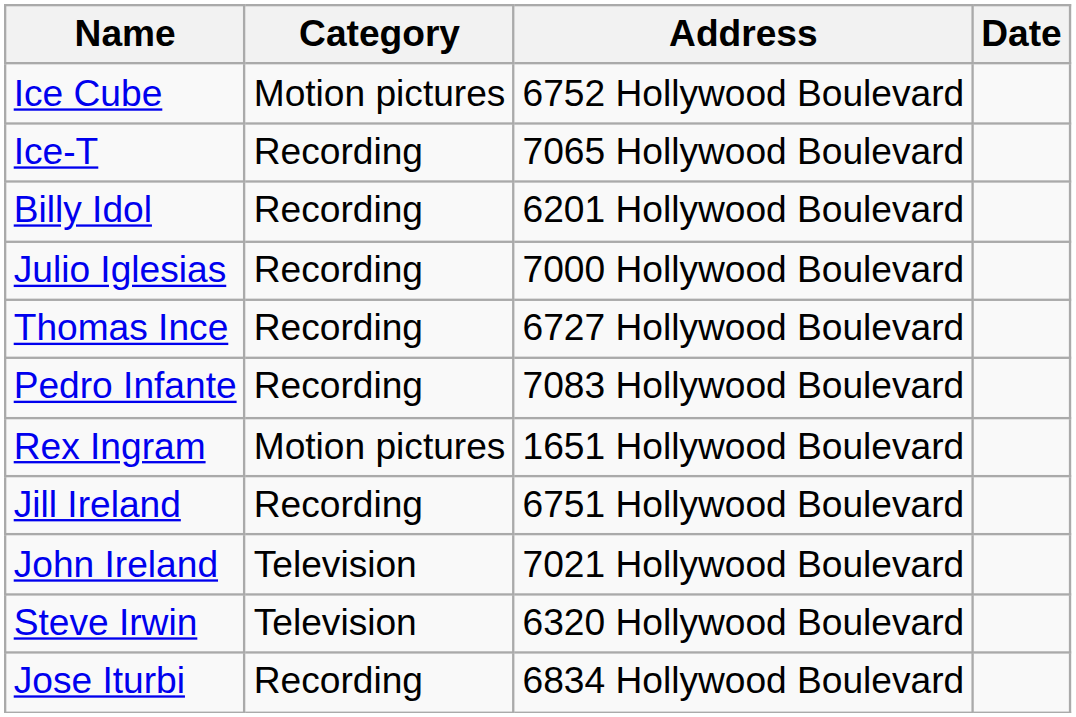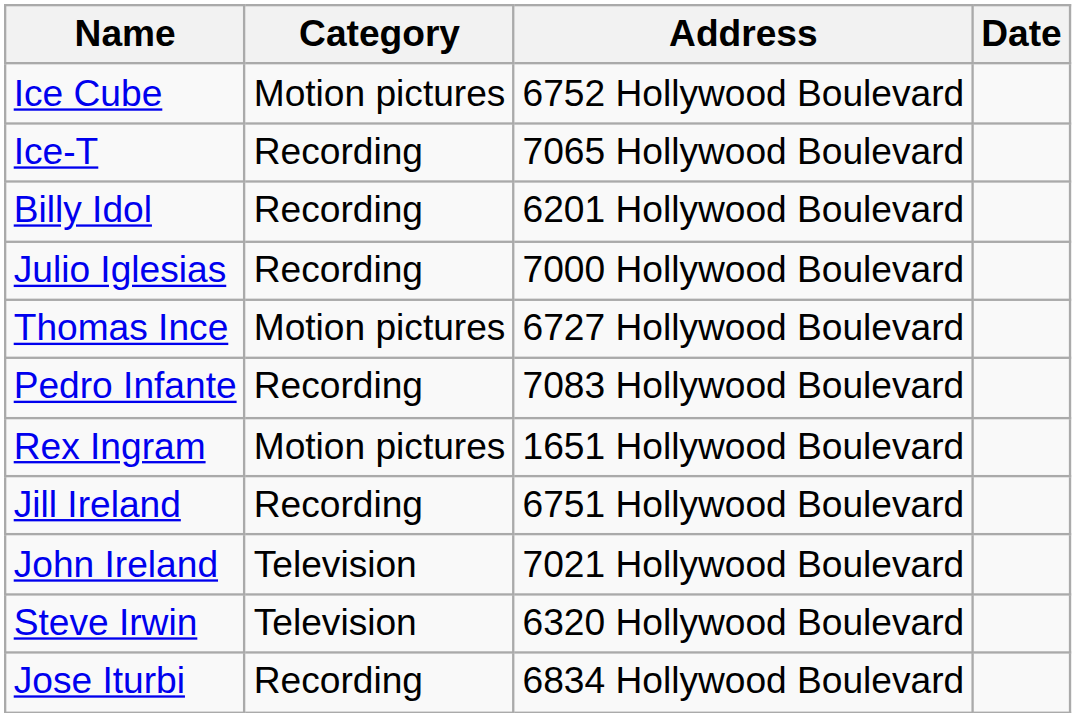(338, 328) Recording -> (380, 328) Motion pictures
